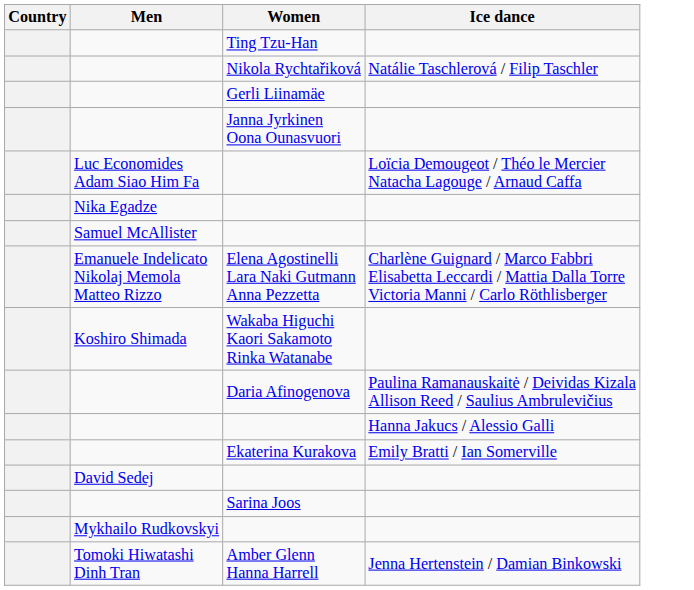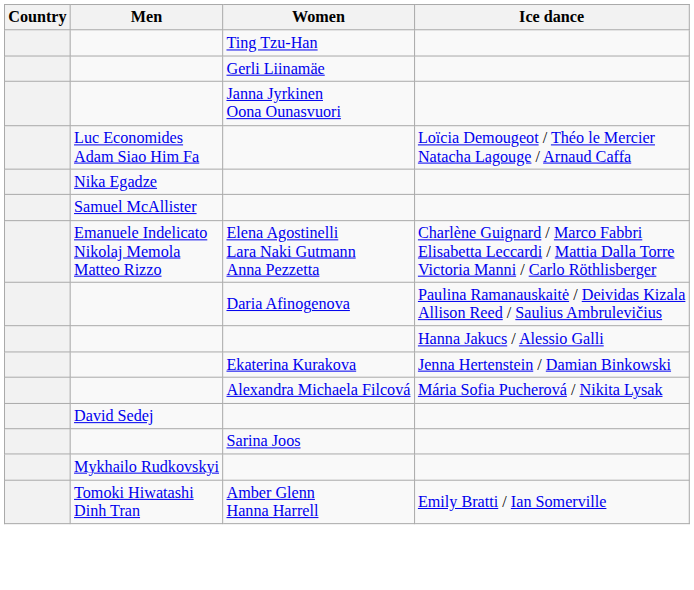- row: (147, 69)
- row: (130, 338)
(463, 452) Emily Bratti / Ian Somerville -> (544, 364) Jenna Hertenstein / Damian Binkowski
+ row: (147, 390)
(495, 563) Jenna Hertenstein / Damian Binkowski -> (512, 501) Emily Bratti / Ian Somerville
